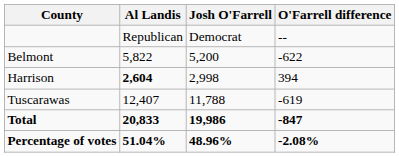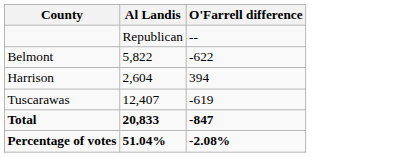- column: (230, 15)
(137, 78) bold -> (137, 78) normal
